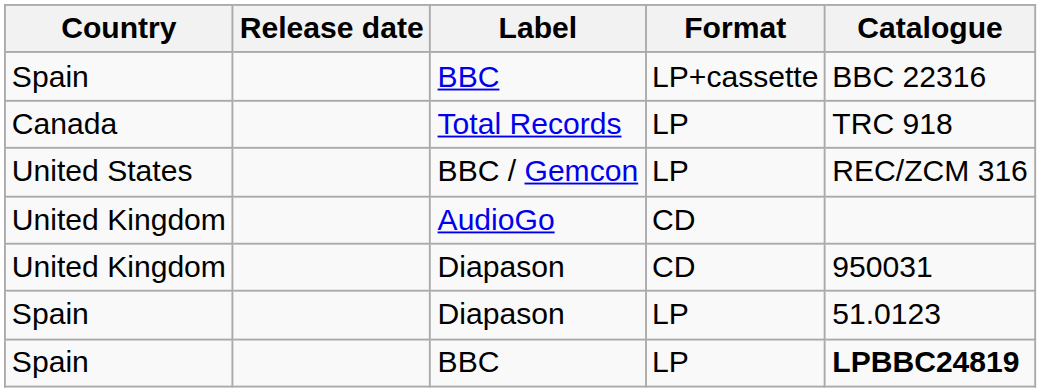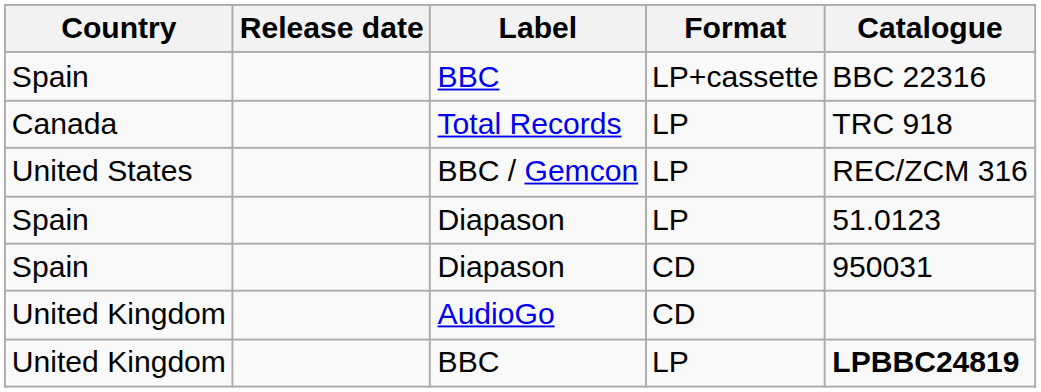rows swapped: (501, 314) <-> (496, 219)
(119, 266) United Kingdom -> (50, 266) Spain
(50, 362) Spain -> (119, 362) United Kingdom
